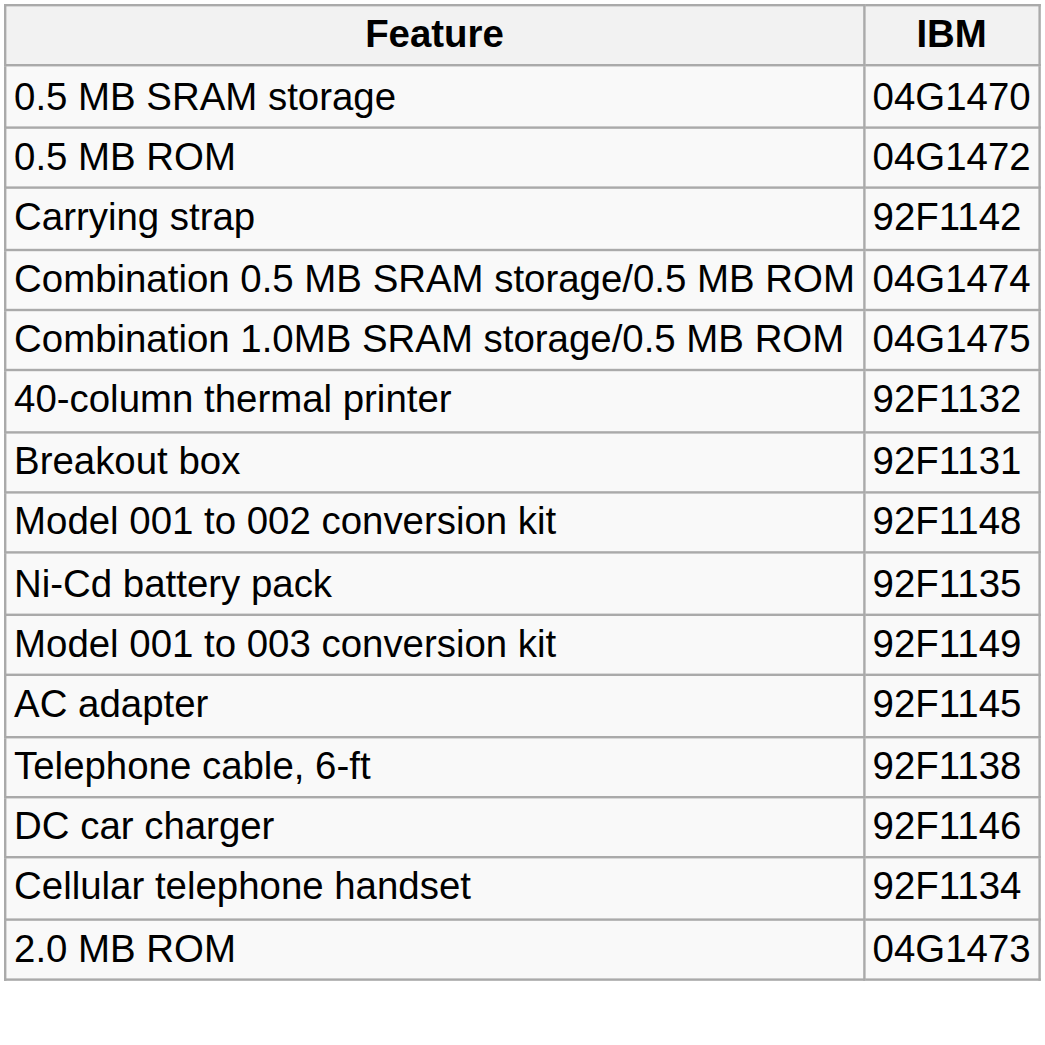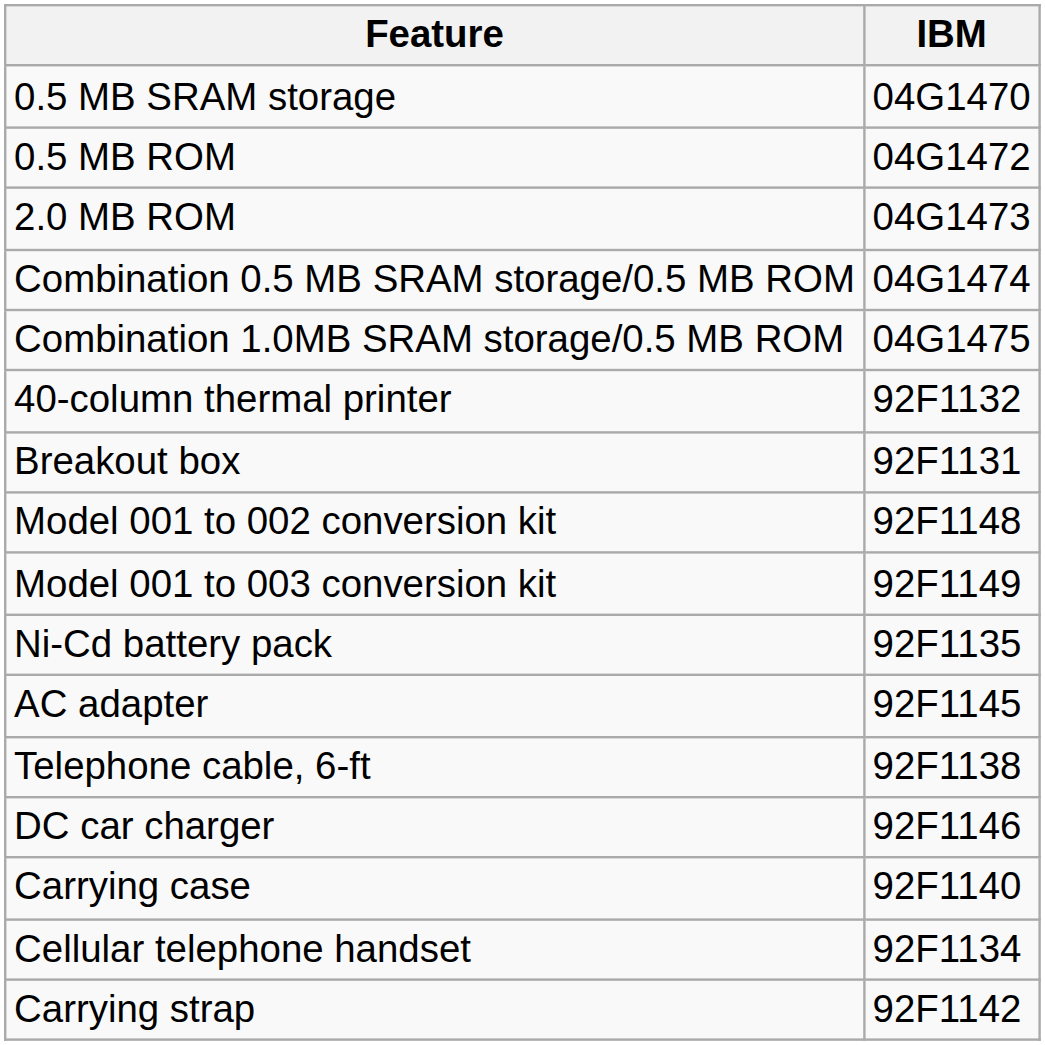rows swapped: (125, 948) <-> (135, 217)
rows swapped: (285, 643) <-> (173, 583)
+ row: (132, 887)
